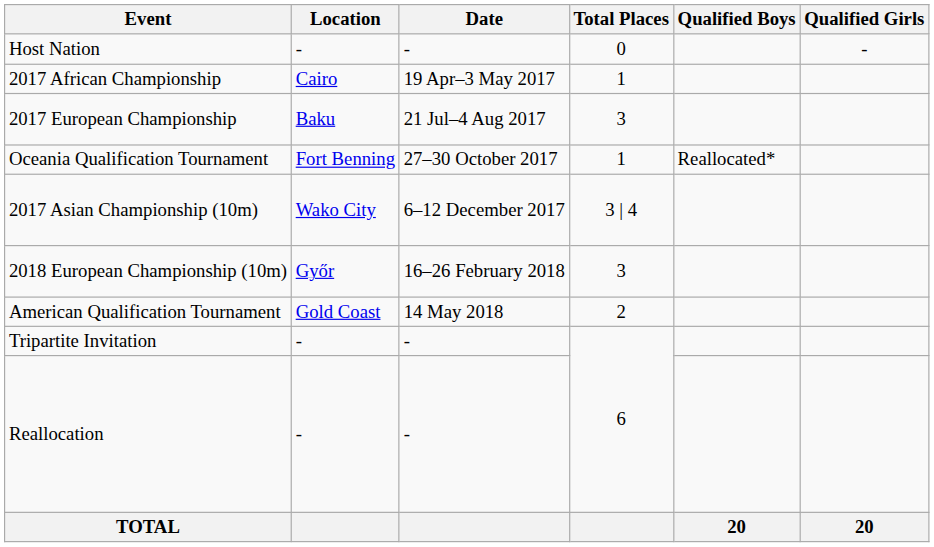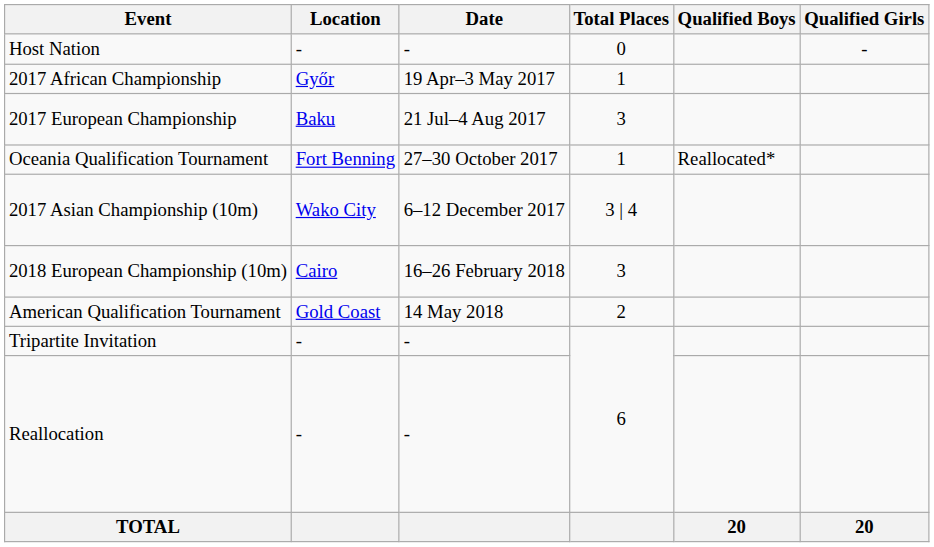(316, 78) Cairo -> (315, 78) Győr
(315, 271) Győr -> (316, 271) Cairo
